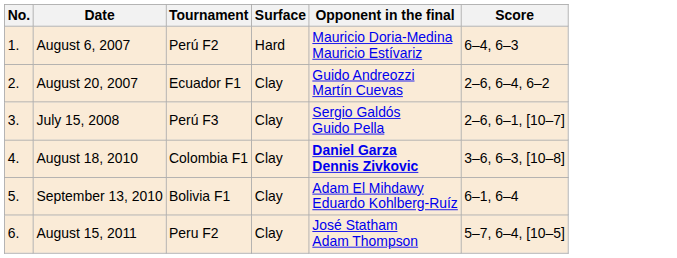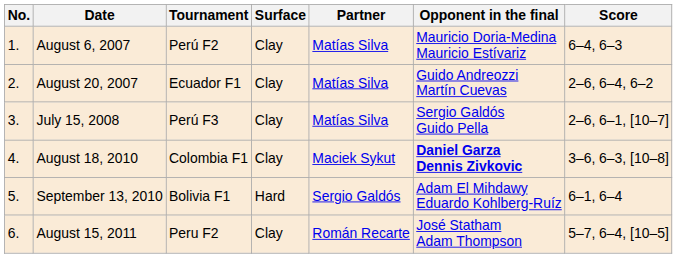+ column: (361, 15)
(270, 45) Hard -> (269, 45) Clay
(269, 196) Clay -> (270, 196) Hard
